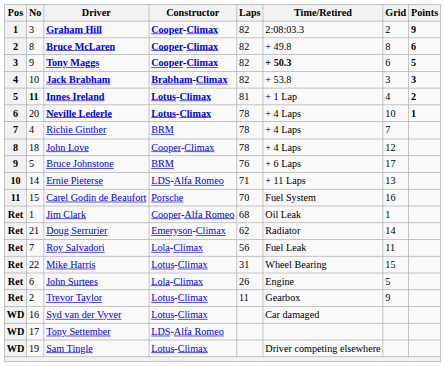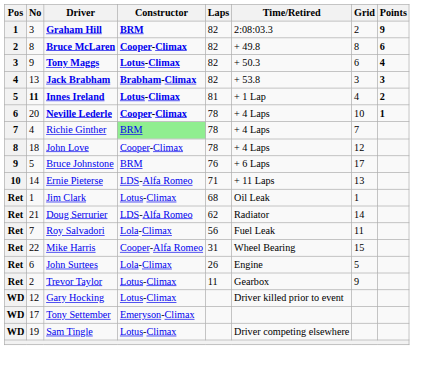(185, 29) Cooper-Climax -> (132, 29) BRM
(185, 63) Cooper-Climax -> (150, 63) Lotus-Climax
(278, 63) bold -> (247, 63) normal
(414, 63) 5 -> (382, 63) 4
(34, 80) 10 -> (34, 80) 13
(181, 113) Lotus-Climax -> (153, 113) Cooper-Climax
(162, 130) no background -> (131, 130) lightgreen background
- row: (96, 197)
(193, 214) Cooper-Alfa Romeo -> (148, 197) Lotus-Climax
(188, 231) Emeryson-Climax -> (156, 214) LDS-Alfa Romeo
(179, 264) Lotus-Climax -> (161, 248) Cooper-Alfa Romeo
+ row: (75, 298)
- row: (84, 315)
(187, 332) LDS-Alfa Romeo -> (157, 315) Emeryson-Climax
